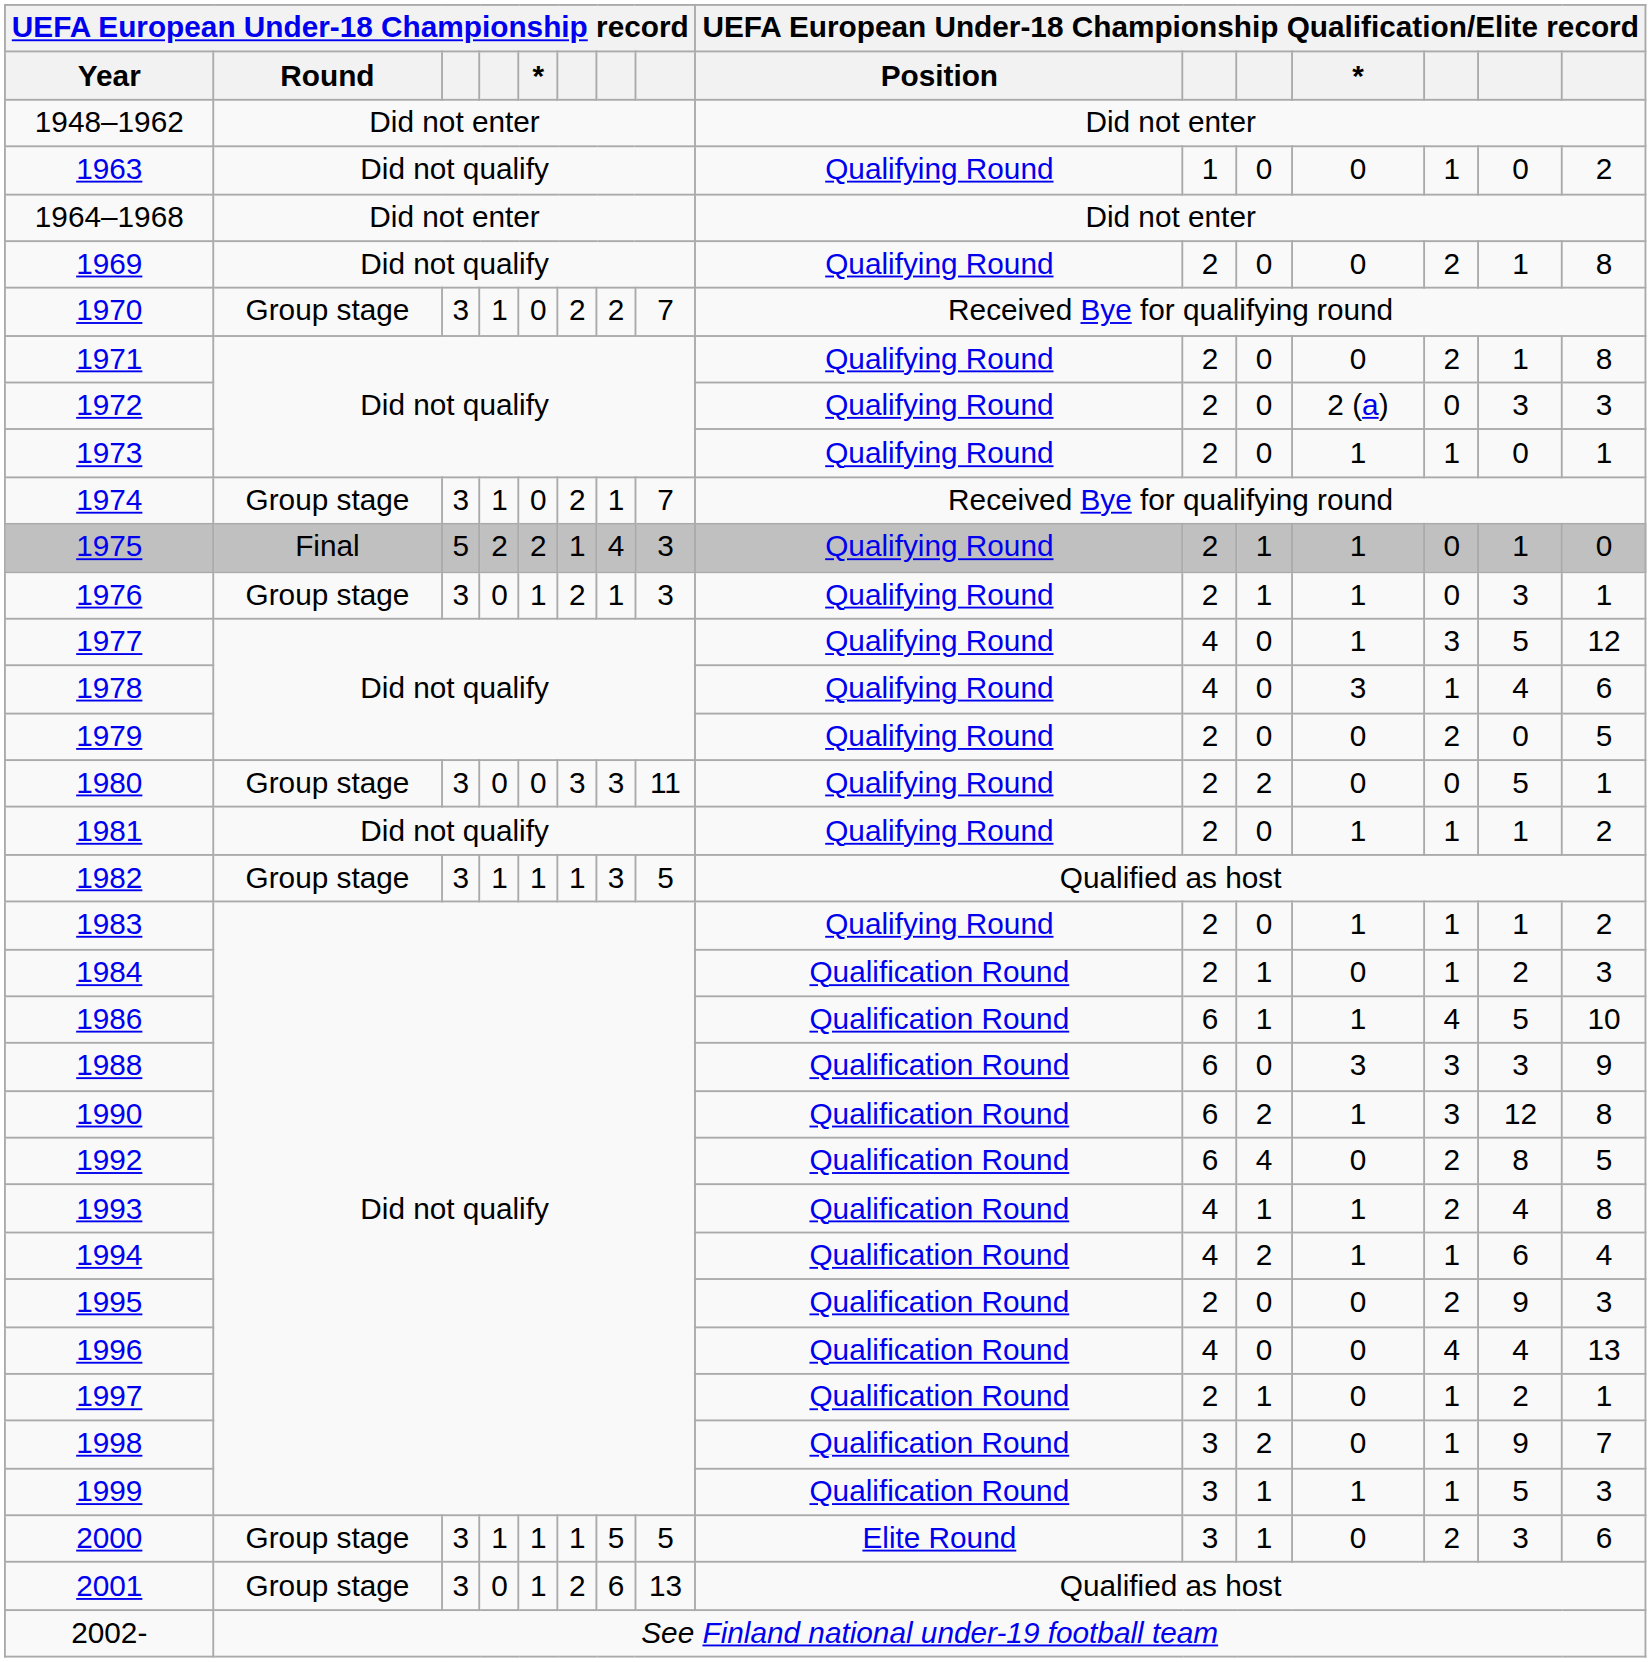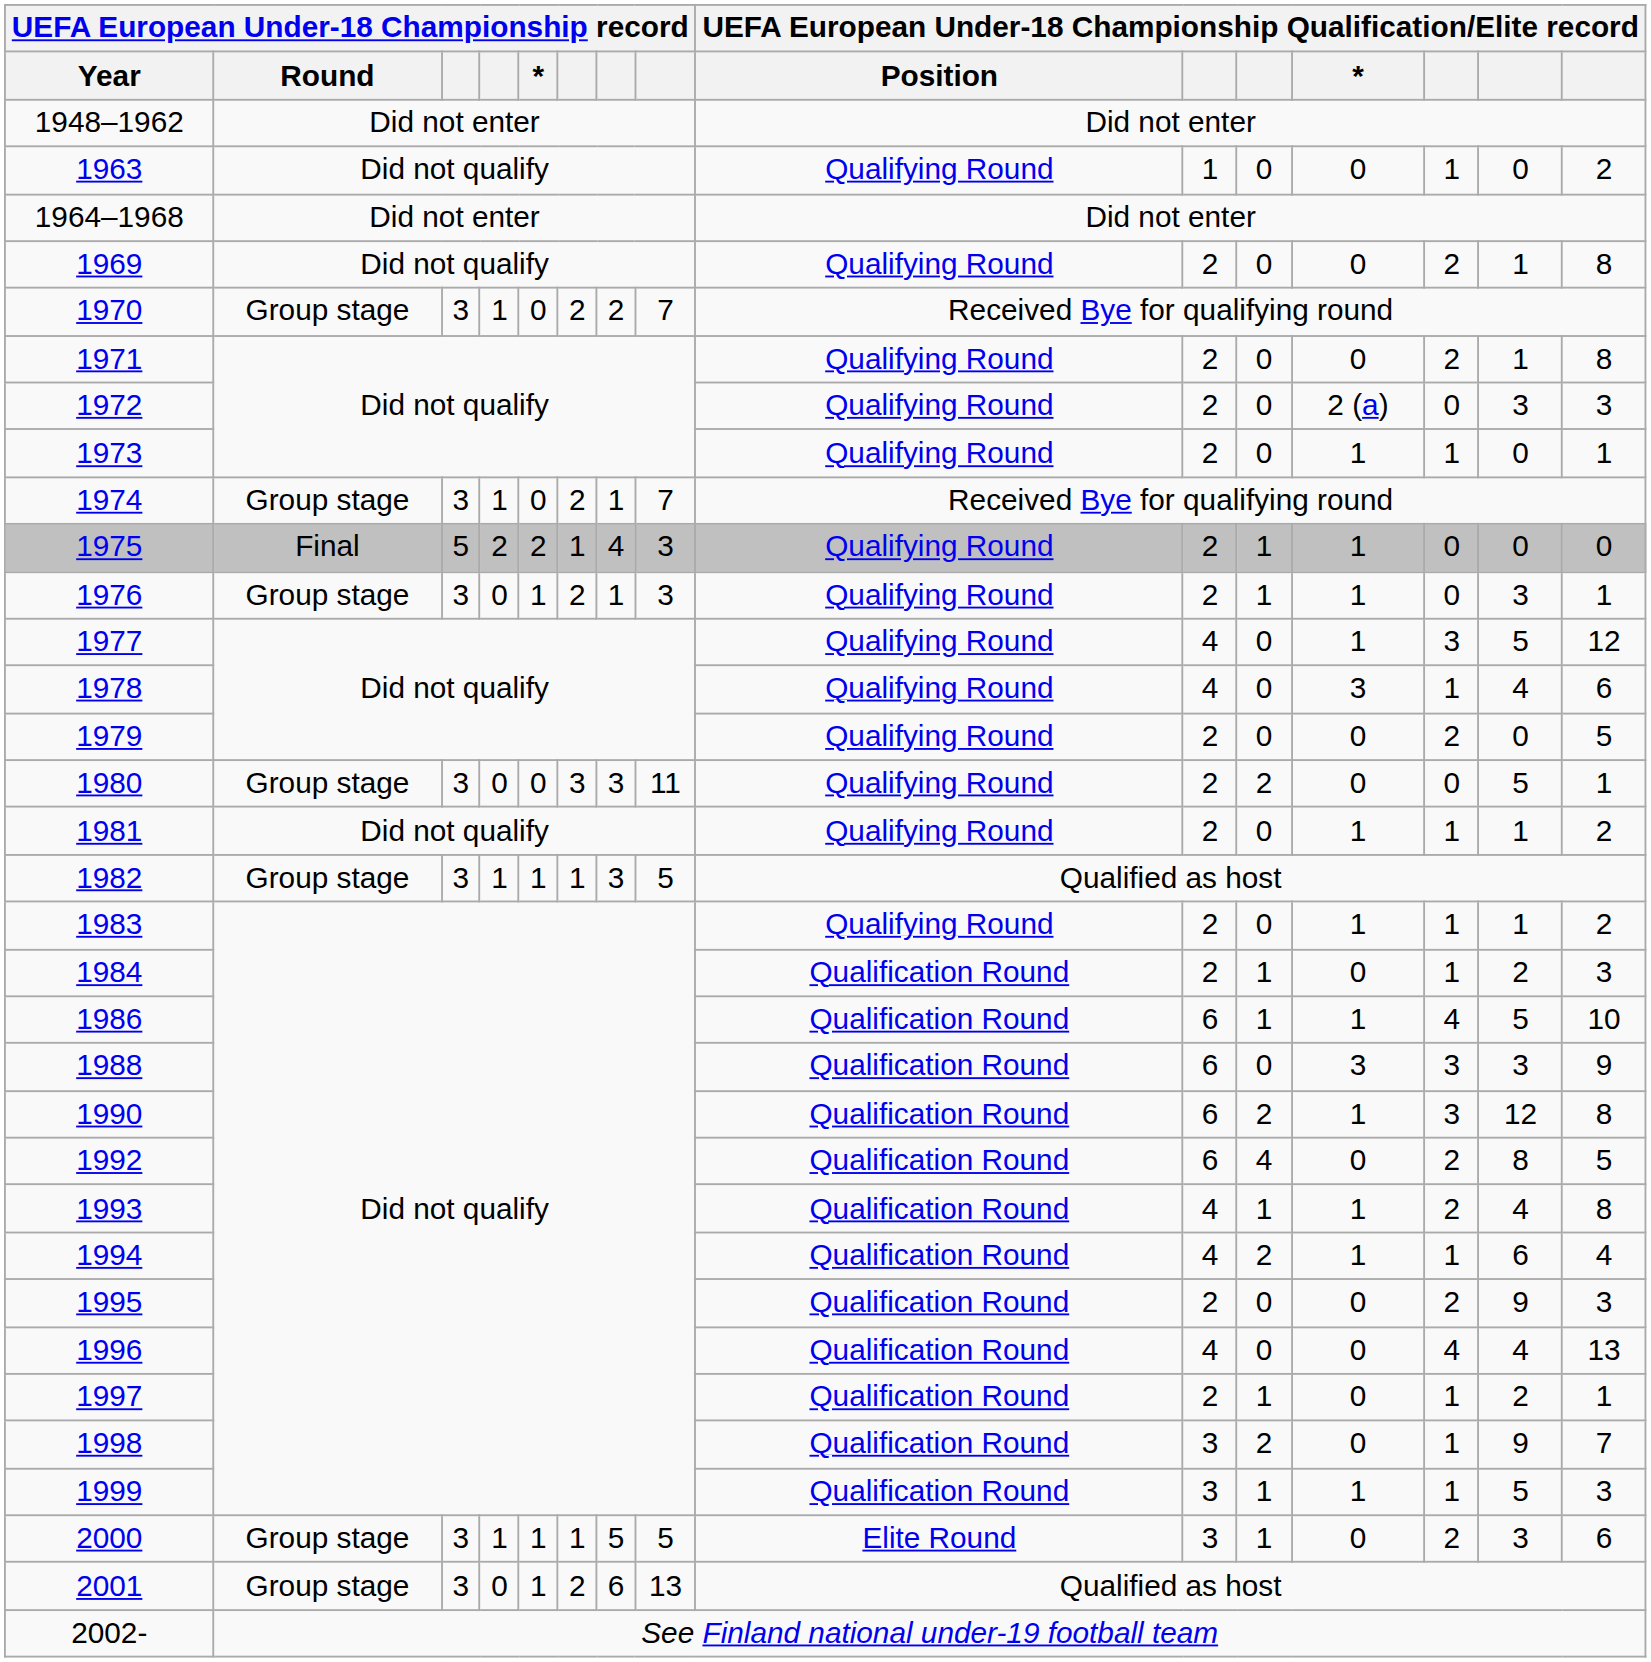(1520, 547) 1 -> (1520, 547) 0
